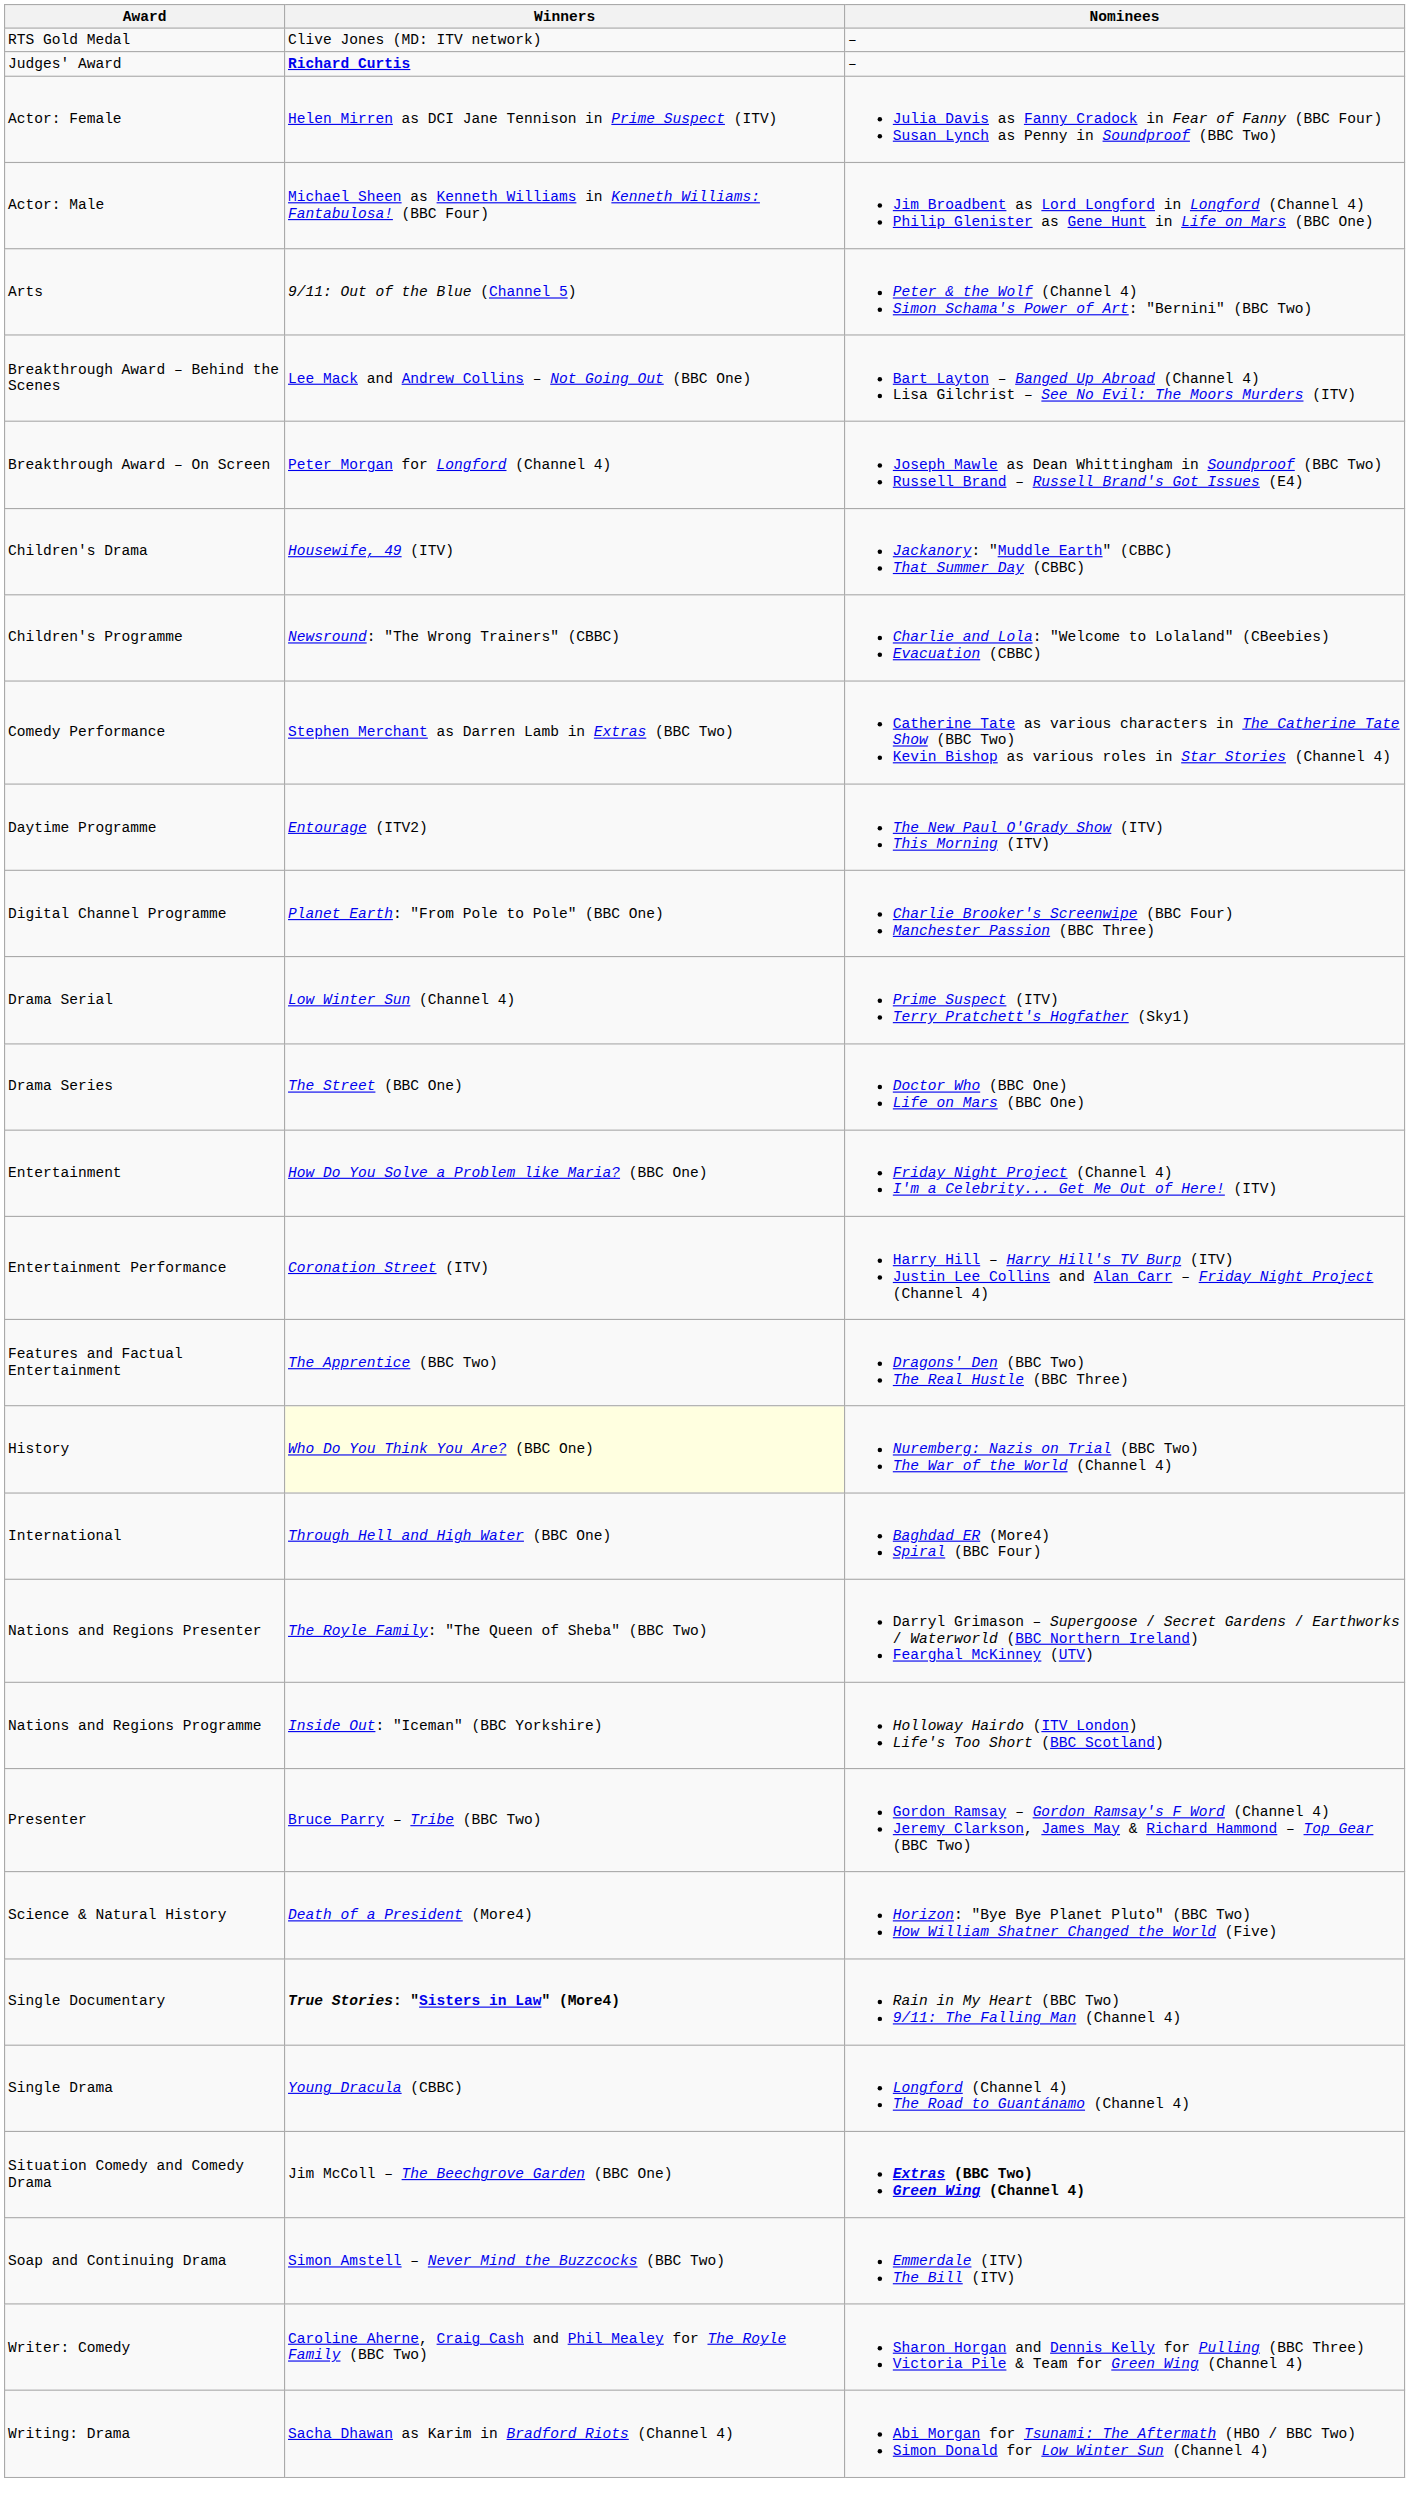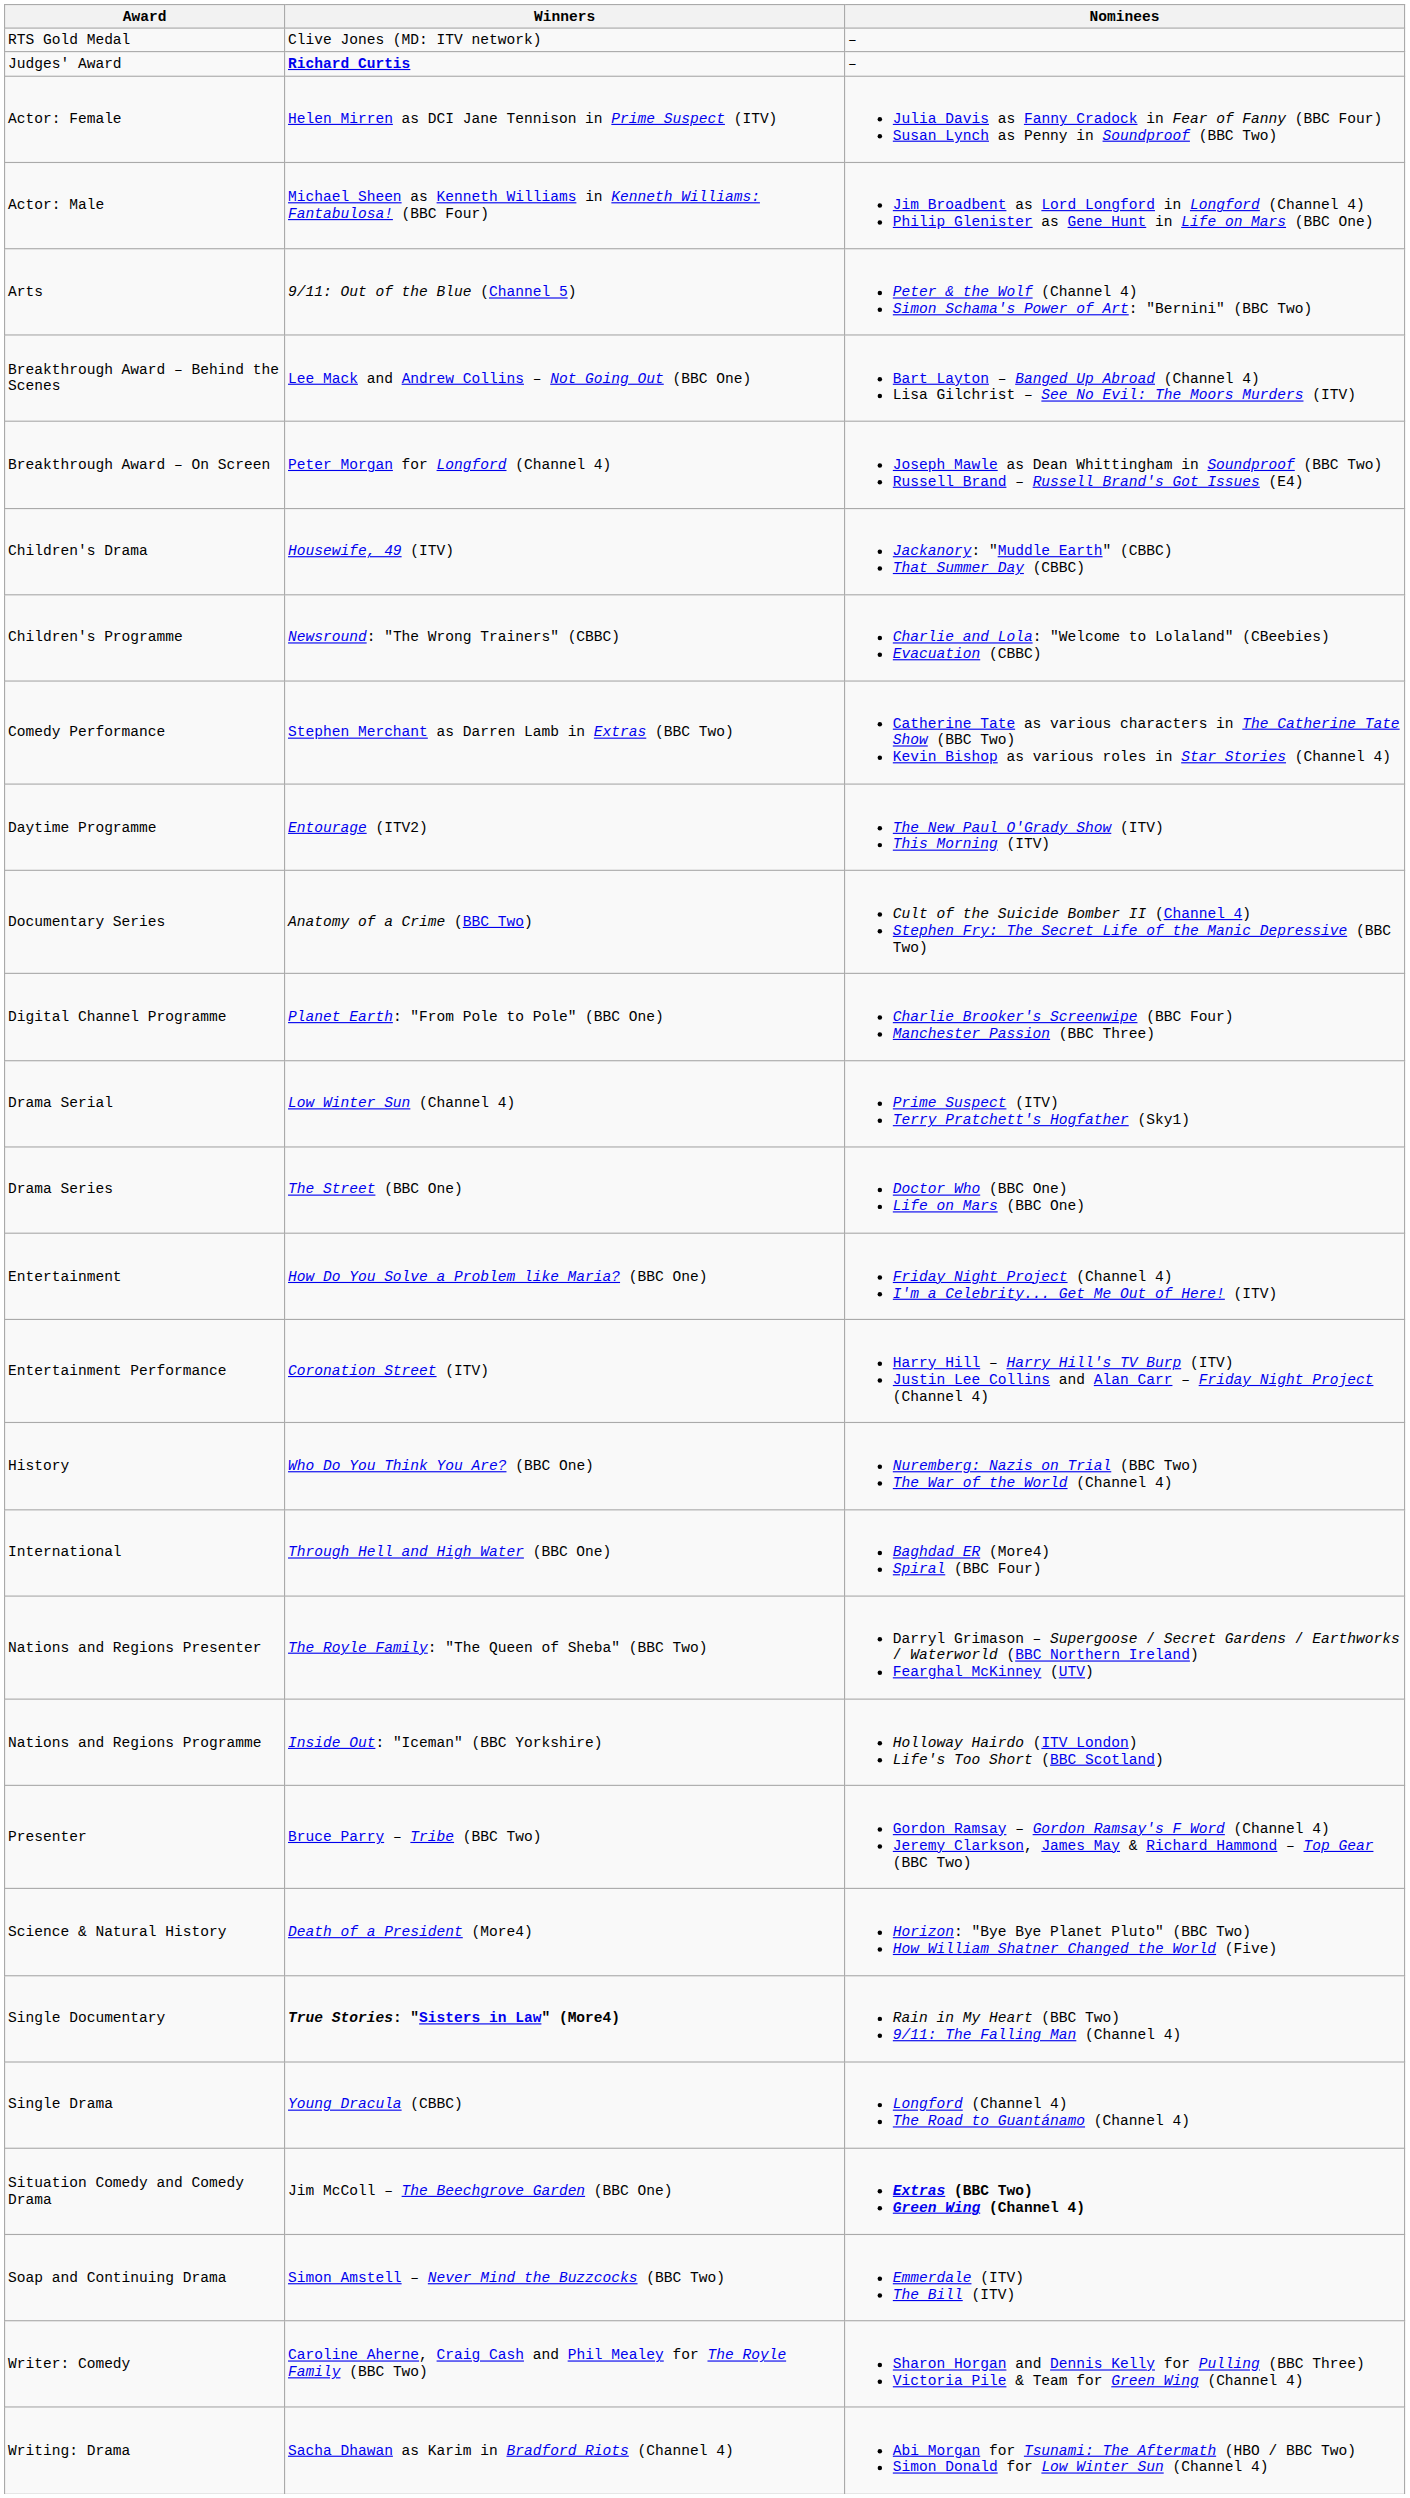+ row: (87, 922)
- row: (95, 1363)
(441, 1449) lightyellow background -> (441, 1466) no background
